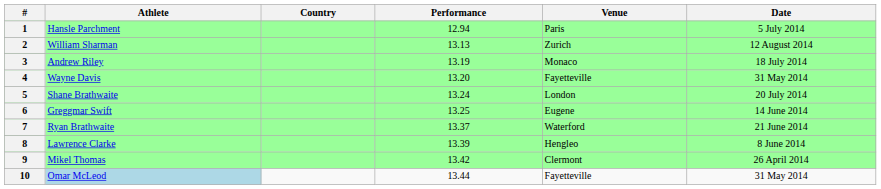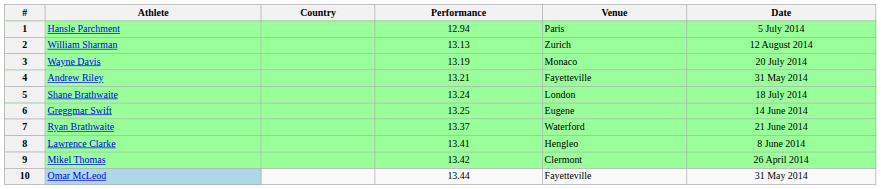(76, 62) Andrew Riley -> (74, 62) Wayne Davis
(781, 62) 18 July 2014 -> (781, 62) 20 July 2014
(74, 78) Wayne Davis -> (76, 78) Andrew Riley
(459, 78) 13.20 -> (459, 78) 13.21
(781, 95) 20 July 2014 -> (781, 95) 18 July 2014
(459, 144) 13.39 -> (459, 144) 13.41
